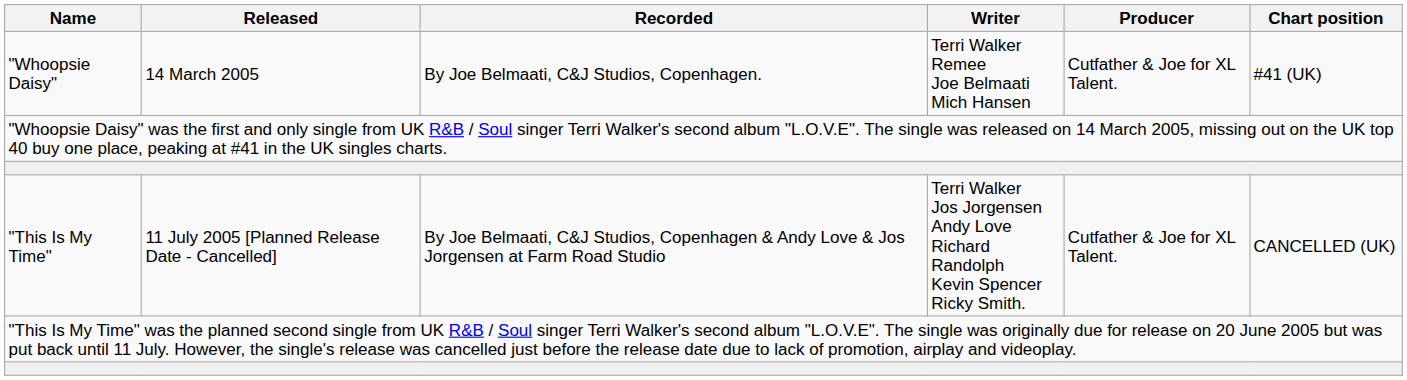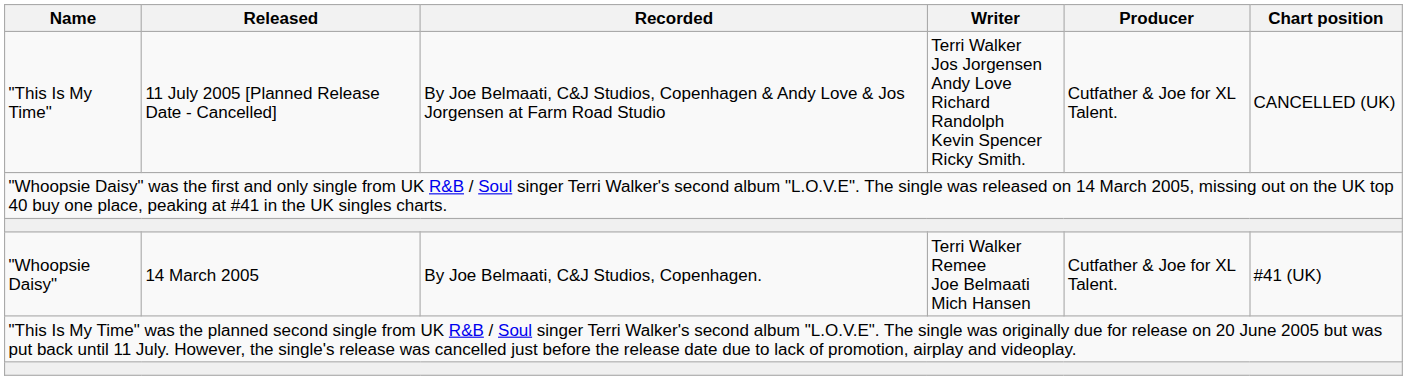rows swapped: (49, 74) <-> (50, 246)
